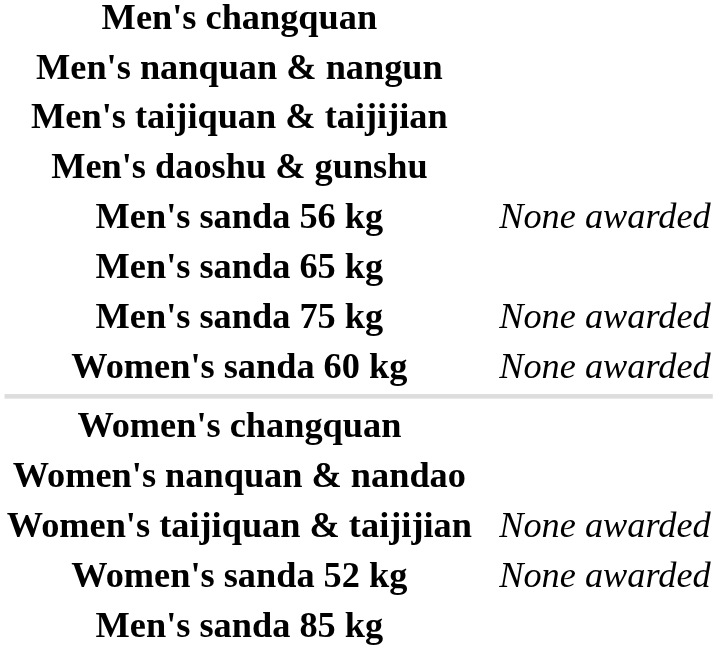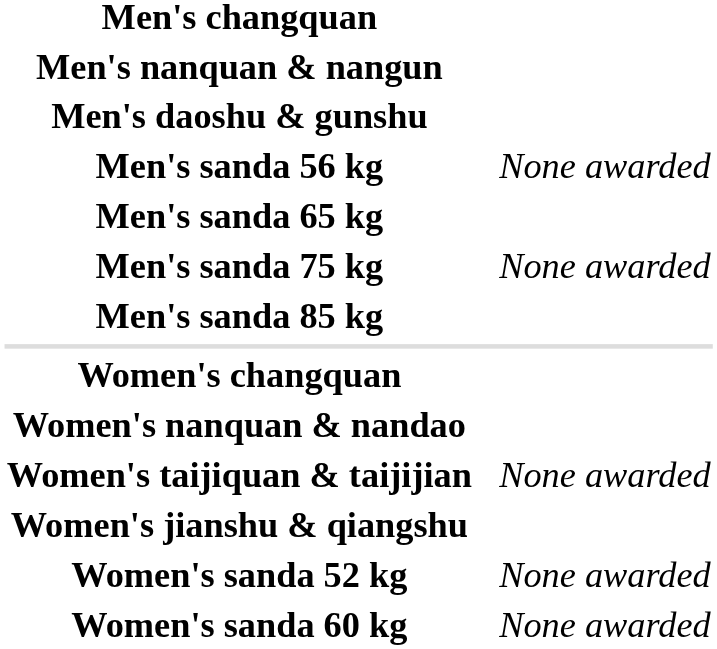- row: (239, 116)
rows swapped: (239, 624) <-> (239, 366)
+ row: (239, 525)
